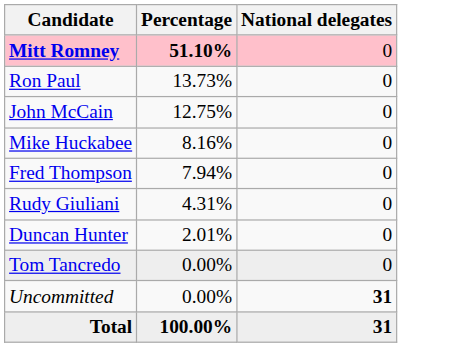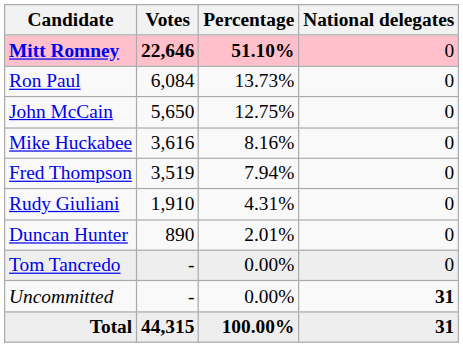+ column: (168, 19)
